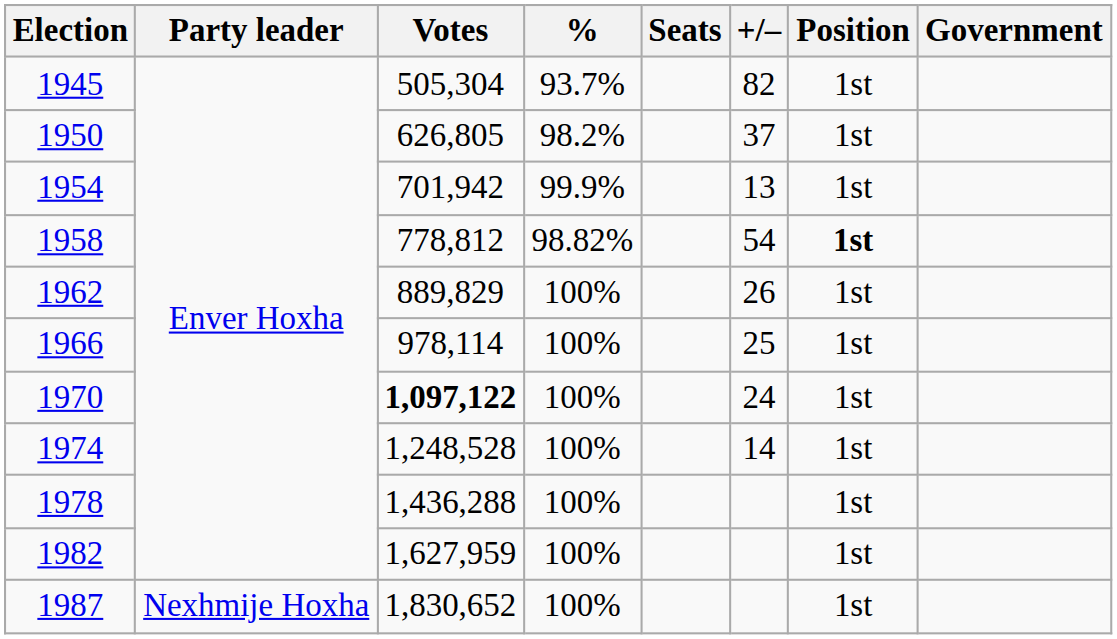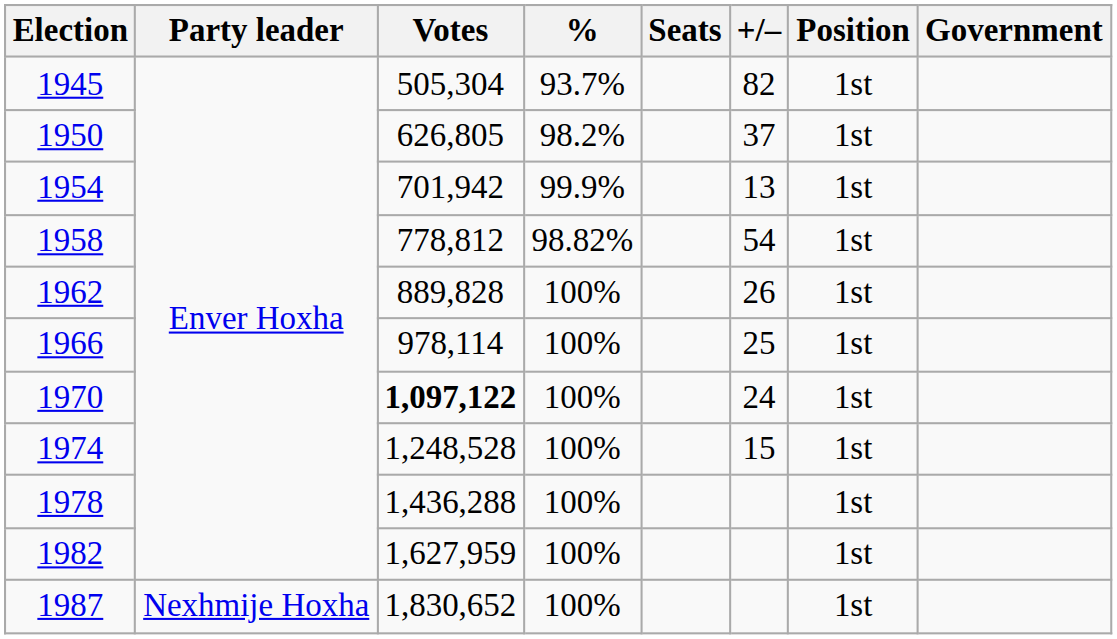(853, 239) bold -> (853, 239) normal
(450, 291) 889,829 -> (450, 291) 889,828
(759, 448) 14 -> (759, 448) 15
